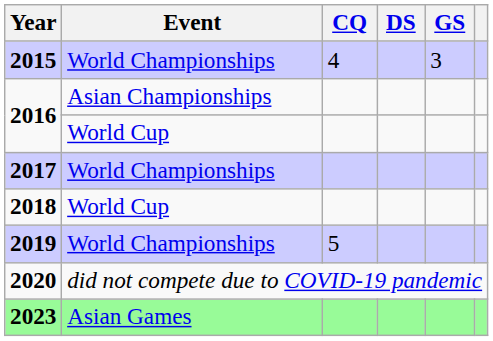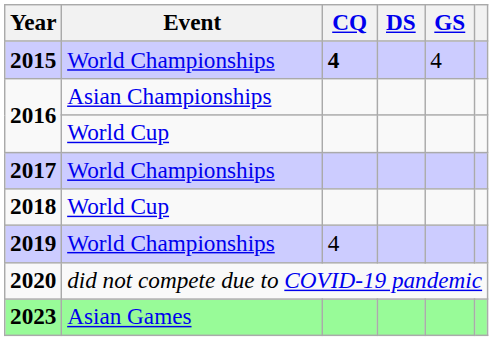(334, 59) normal -> (334, 59) bold
(436, 59) 3 -> (436, 59) 4
(334, 243) 5 -> (334, 243) 4
